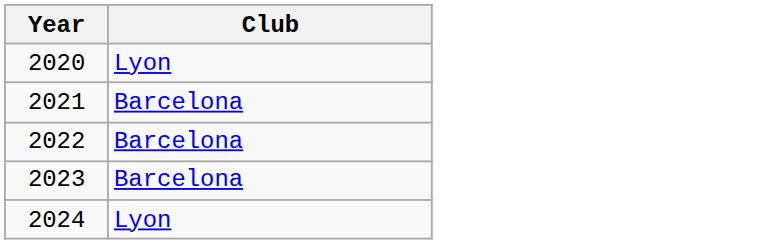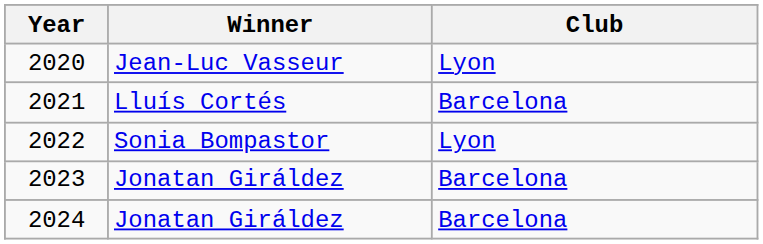+ column: (270, 24)
(179, 141) Barcelona -> (467, 141) Lyon
(143, 219) Lyon -> (503, 219) Barcelona
